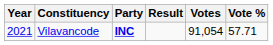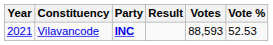(206, 31) 91,054 -> (206, 31) 88,593
(242, 31) 57.71 -> (242, 31) 52.53
